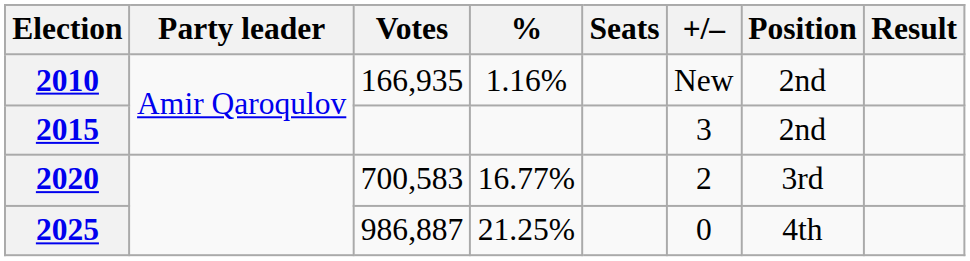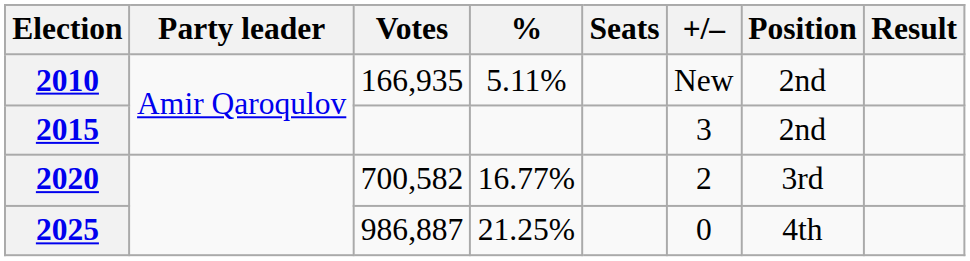(526, 79) 1.16% -> (526, 79) 5.11%
(412, 179) 700,583 -> (412, 179) 700,582
